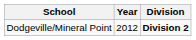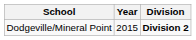(127, 27) 2012 -> (127, 27) 2015
